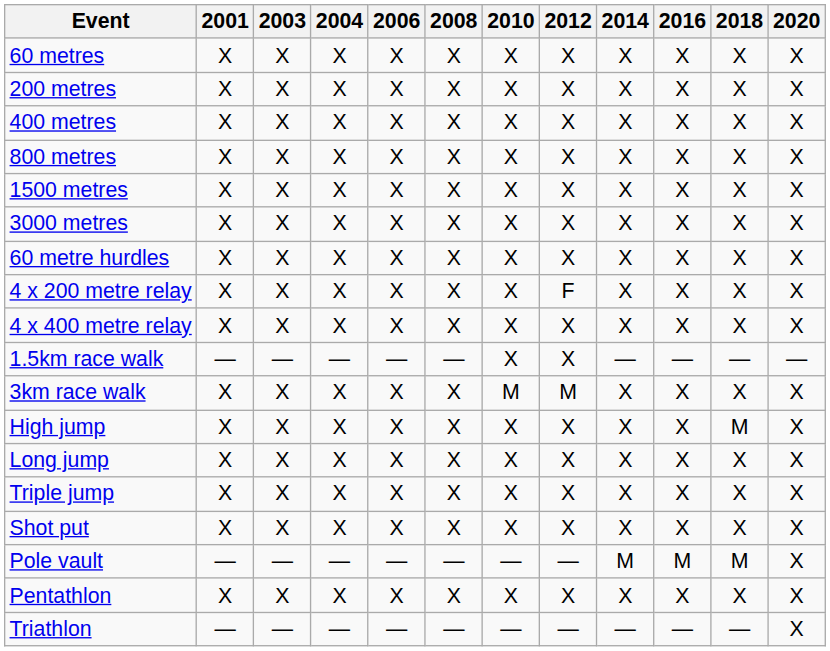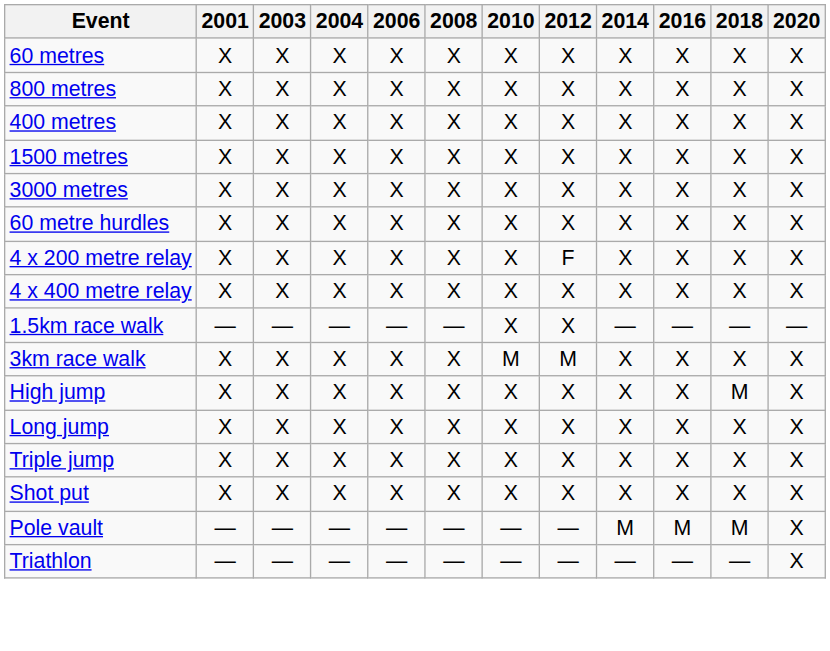- row: (63, 88)
rows swapped: (63, 122) <-> (63, 156)
- row: (60, 595)
